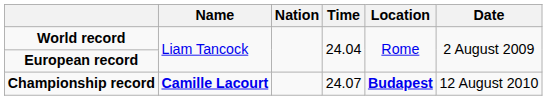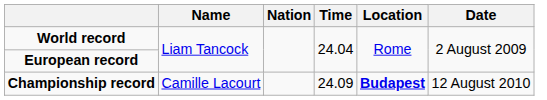(215, 83) bold -> (211, 83) normal
(344, 83) 24.07 -> (336, 83) 24.09
